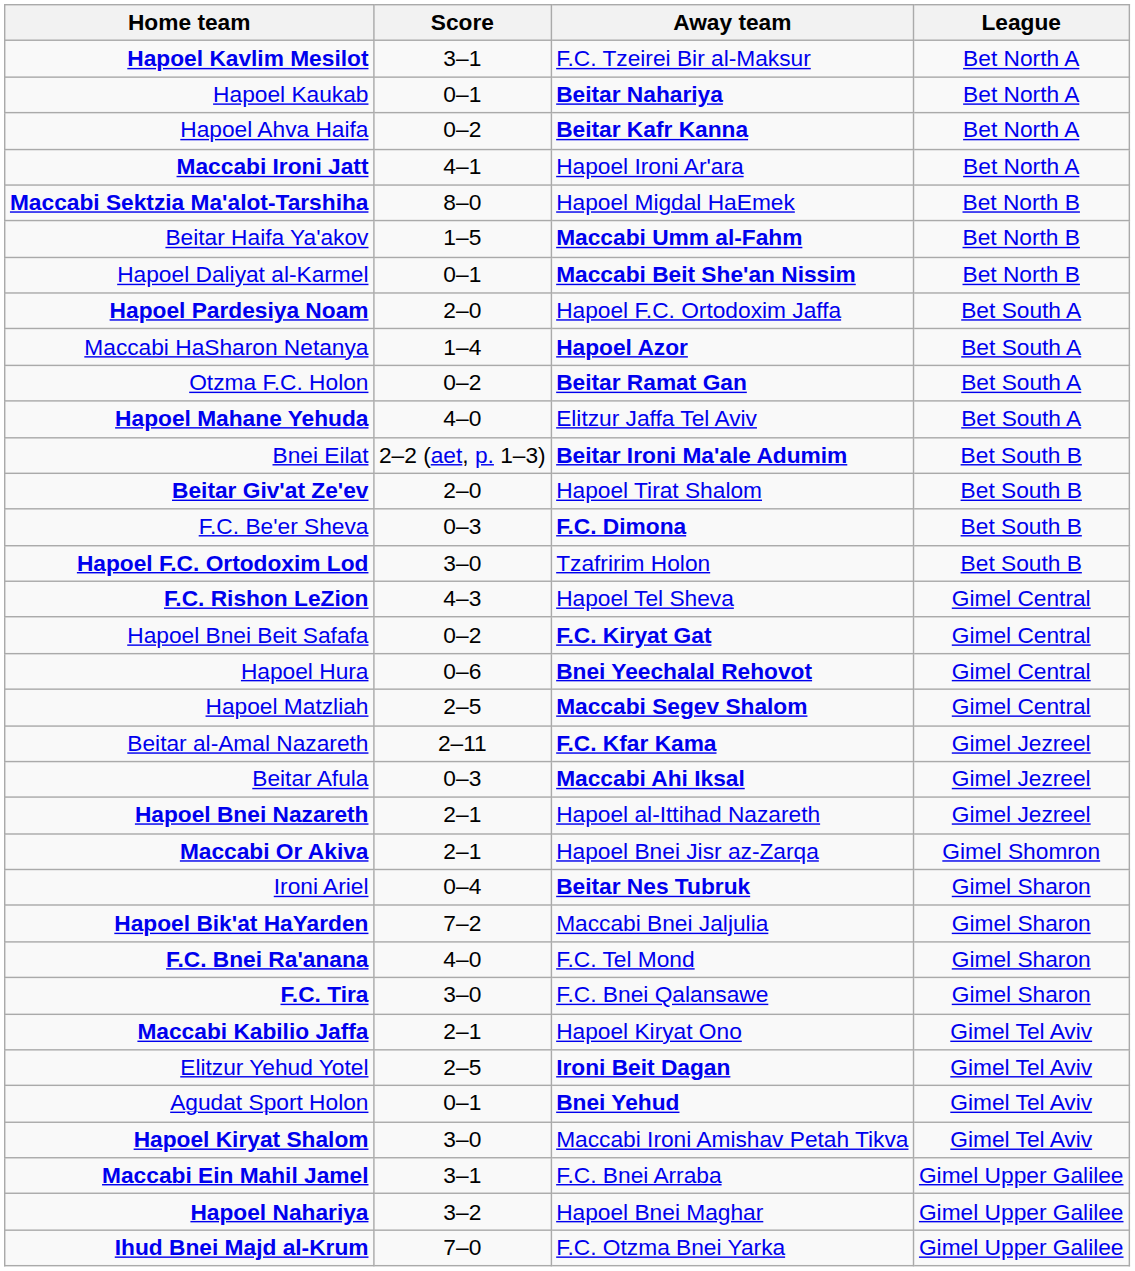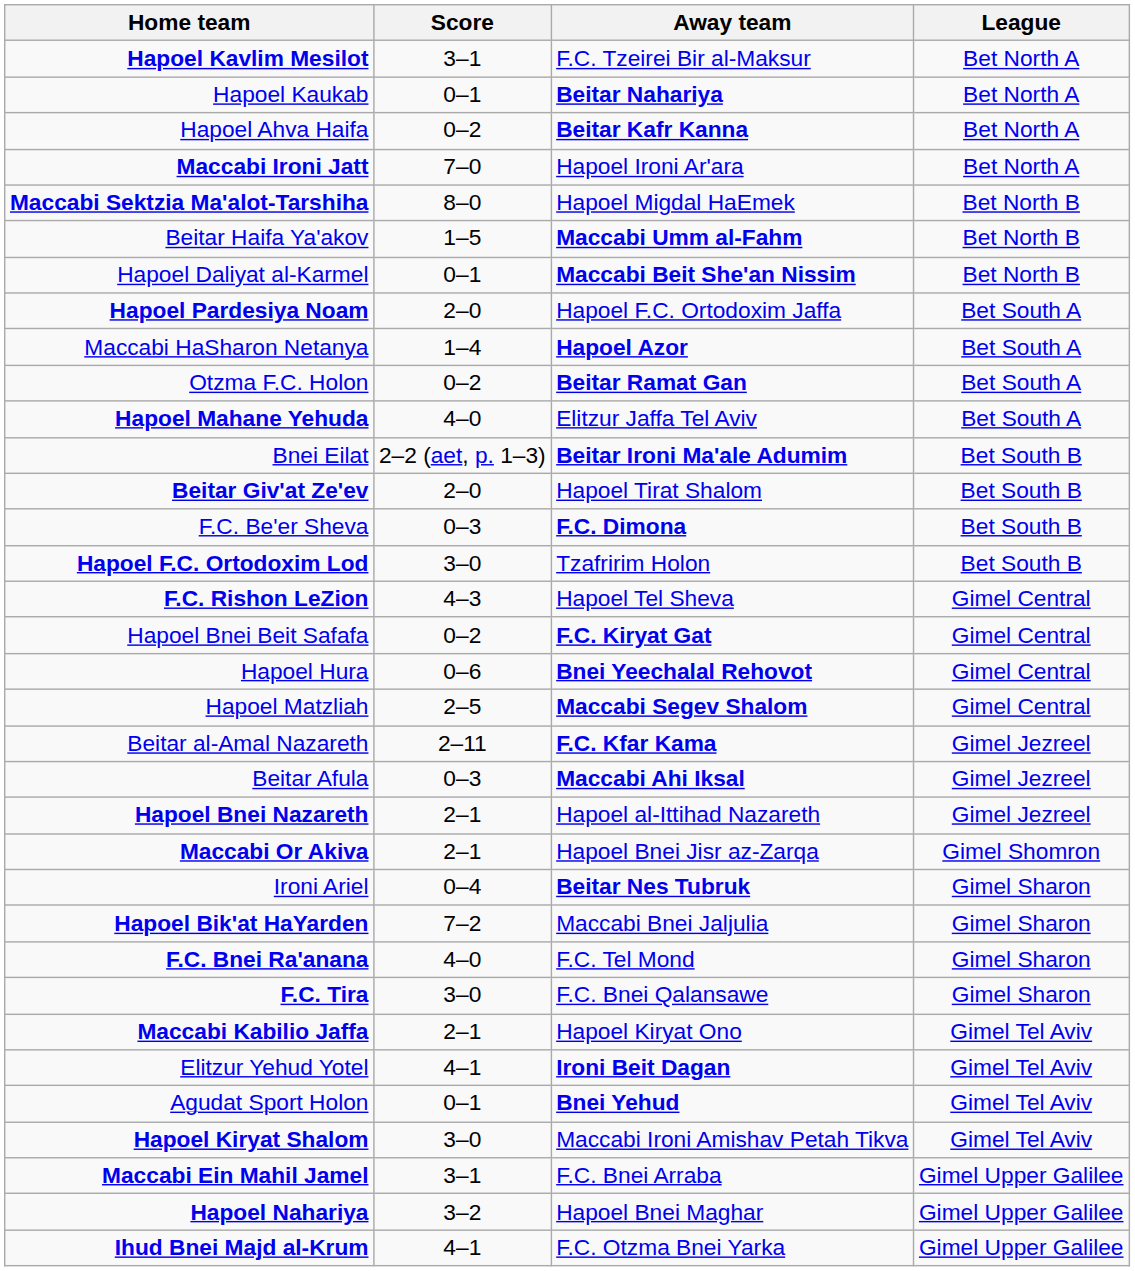(462, 166) 4–1 -> (462, 166) 7–0
(462, 1067) 2–5 -> (462, 1067) 4–1
(462, 1247) 7–0 -> (462, 1247) 4–1
